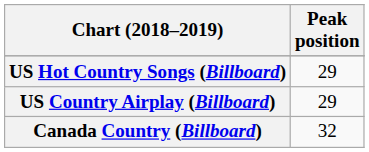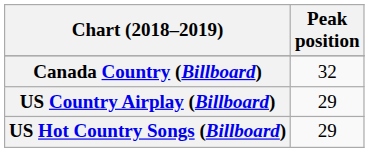rows swapped: (148, 131) <-> (148, 71)
